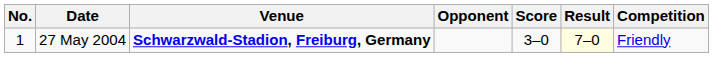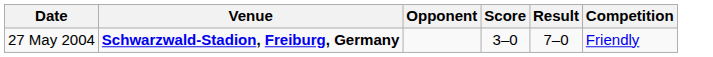- column: (20, 16)
(587, 40) lightyellow background -> (556, 40) no background
